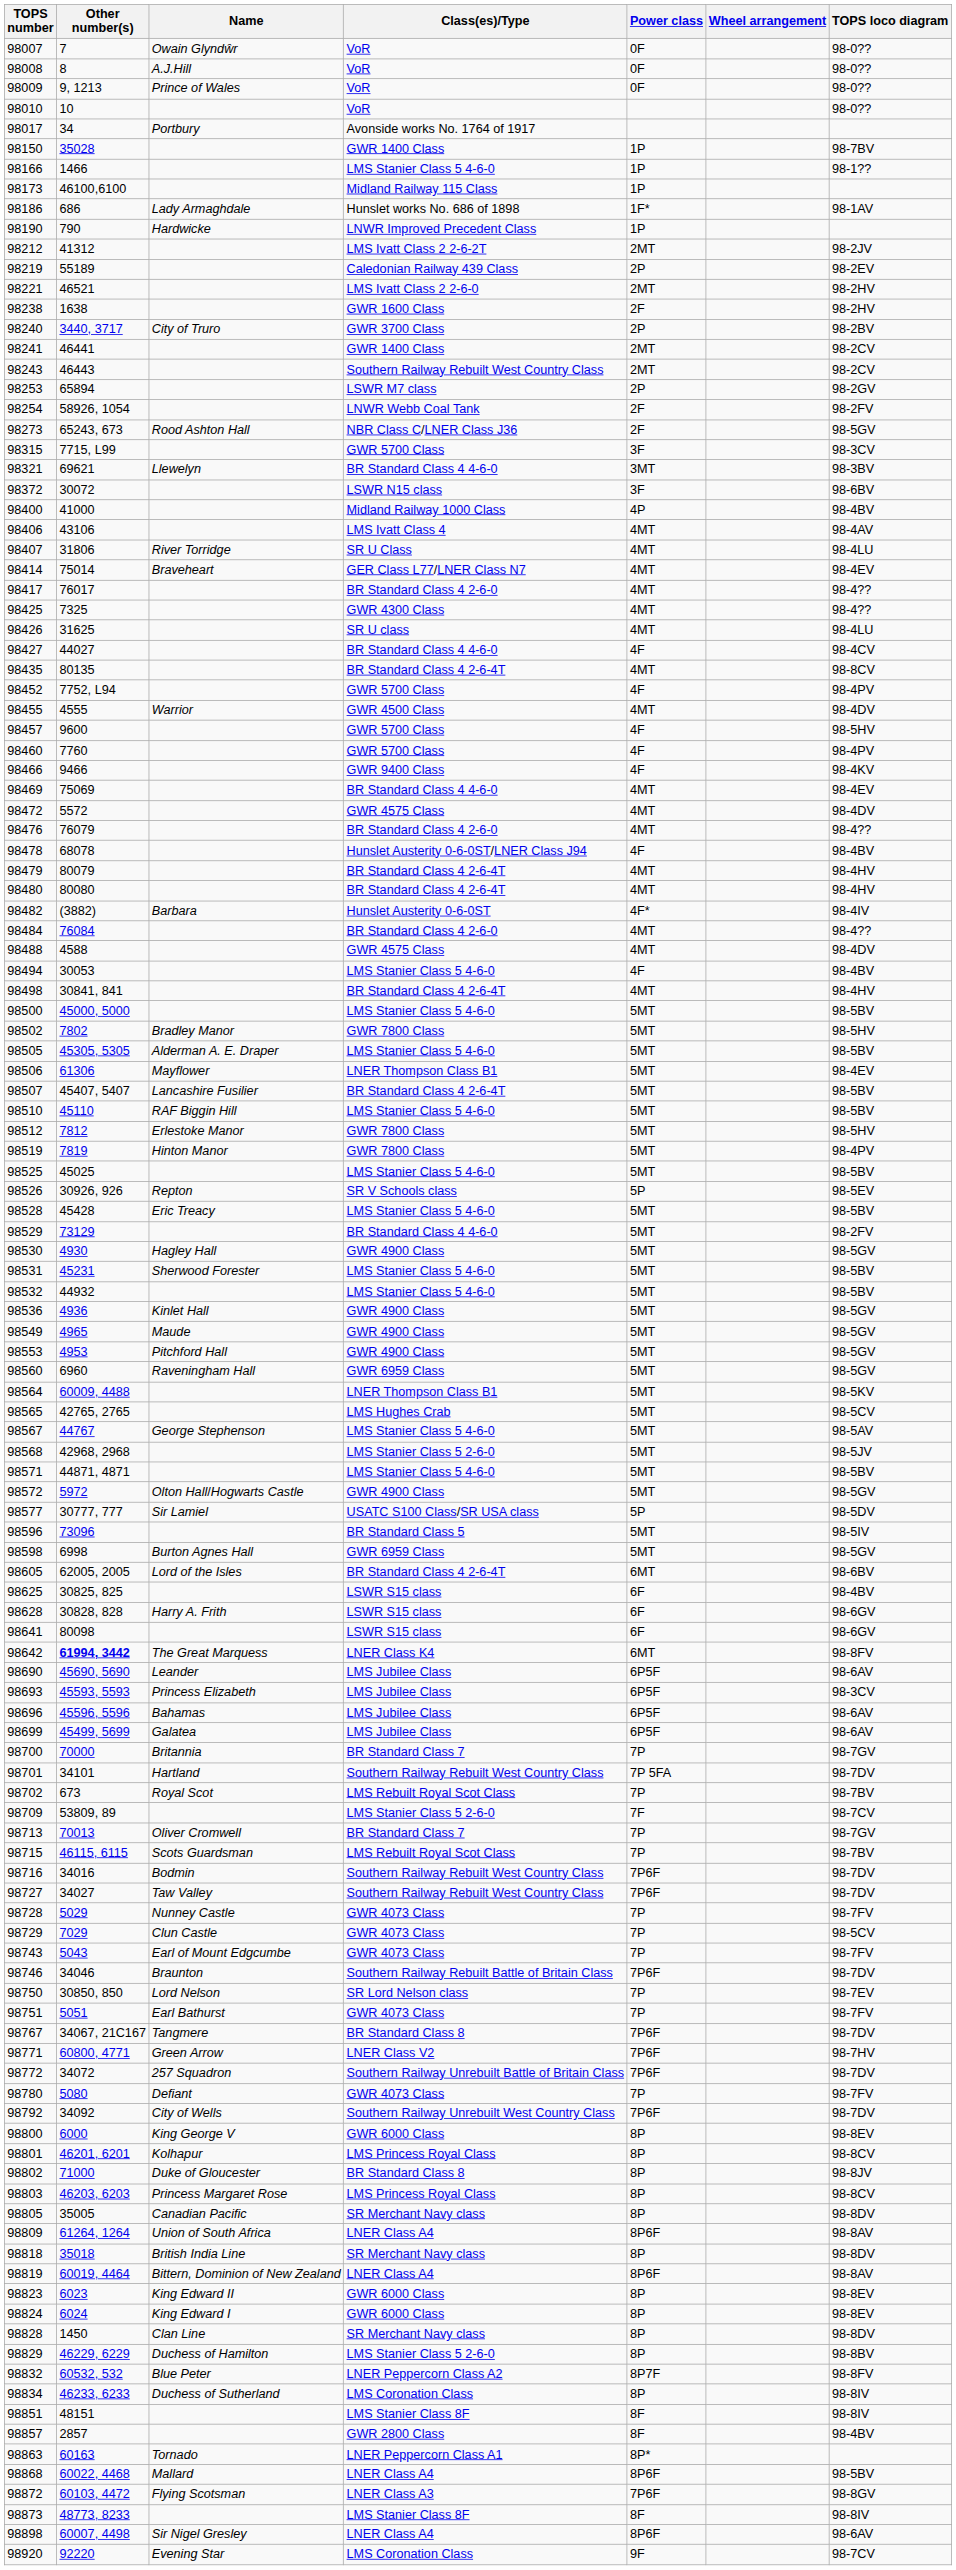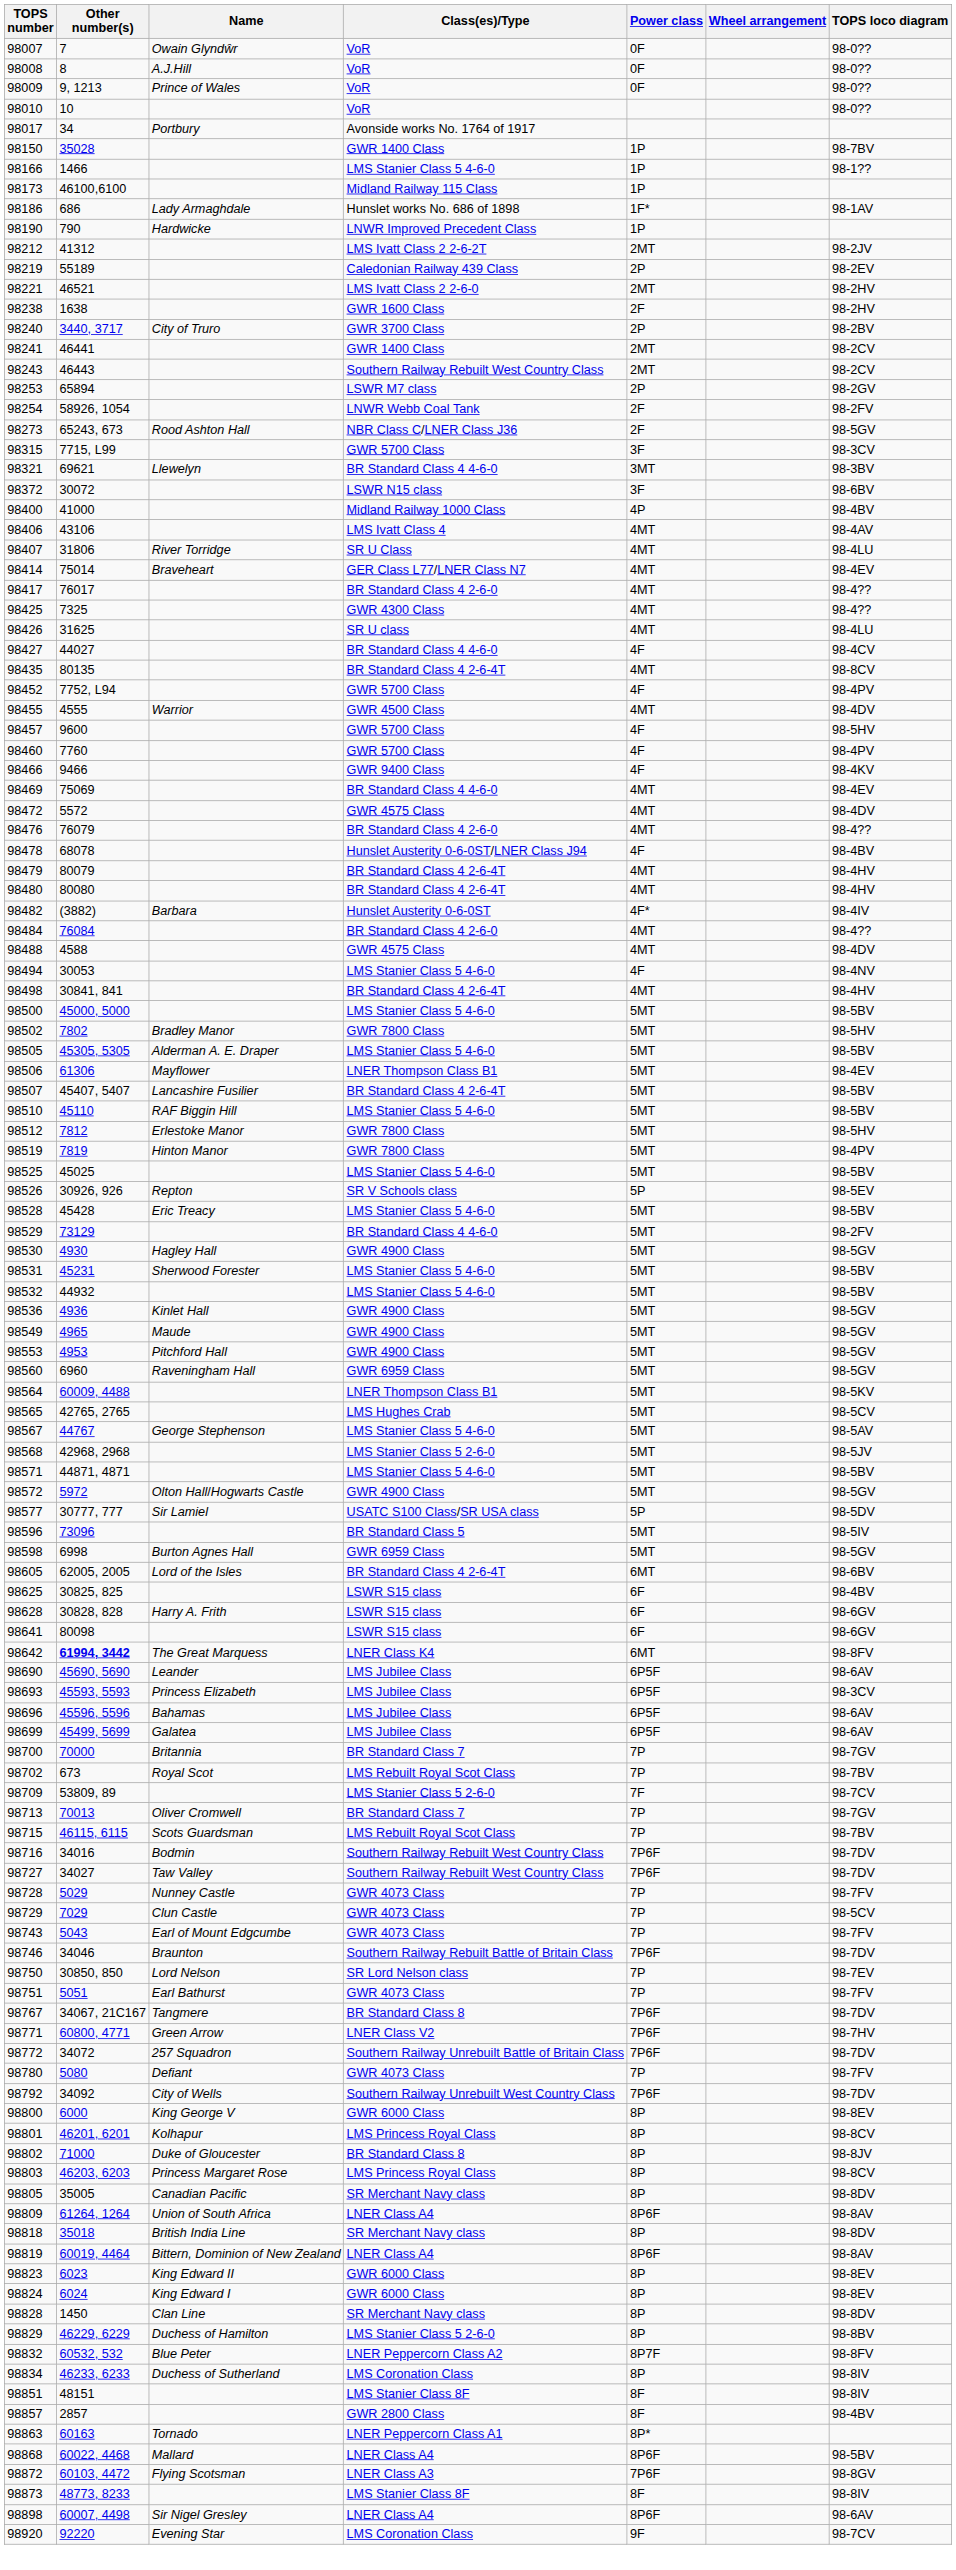(853, 970) 98-4BV -> (853, 970) 98-4NV
- row: (25, 1772)
